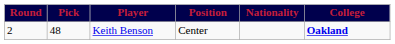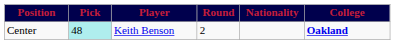columns swapped: (26, 13) <-> (208, 13)
(55, 30) no background -> (77, 30) paleturquoise background
